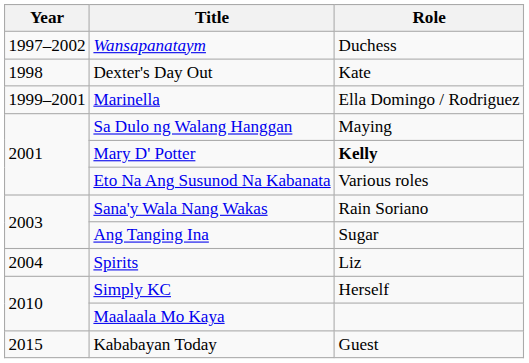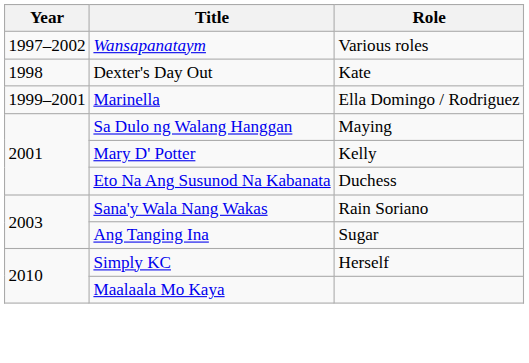(368, 45) Duchess -> (383, 45) Various roles
(358, 153) bold -> (358, 153) normal
(383, 180) Various roles -> (368, 180) Duchess
- row: (116, 262)
- row: (155, 343)
